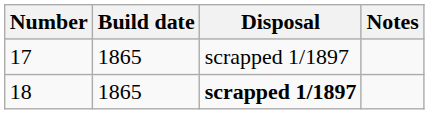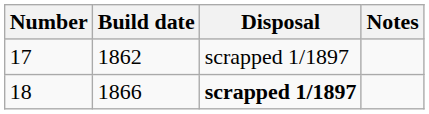(120, 56) 1865 -> (120, 56) 1862
(120, 91) 1865 -> (120, 91) 1866
